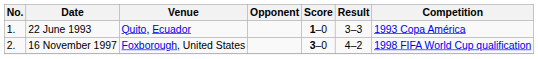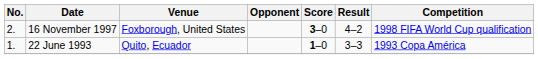rows swapped: (60, 29) <-> (73, 45)
